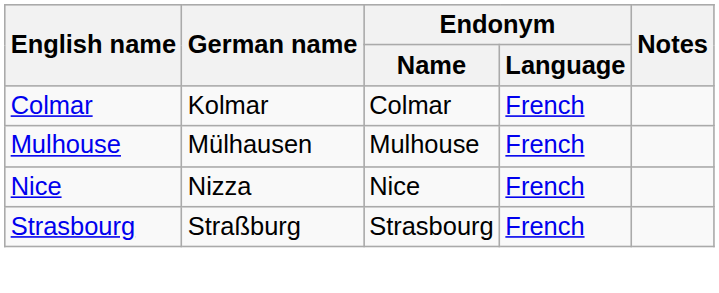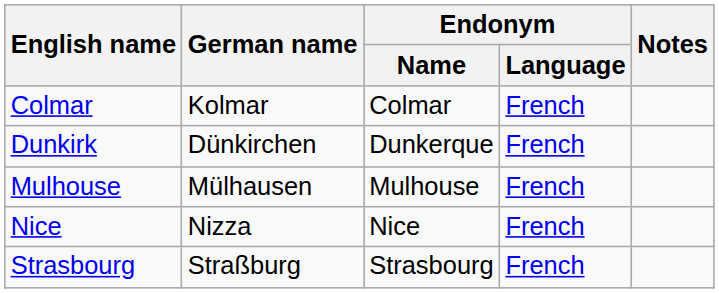+ row: (54, 145)
